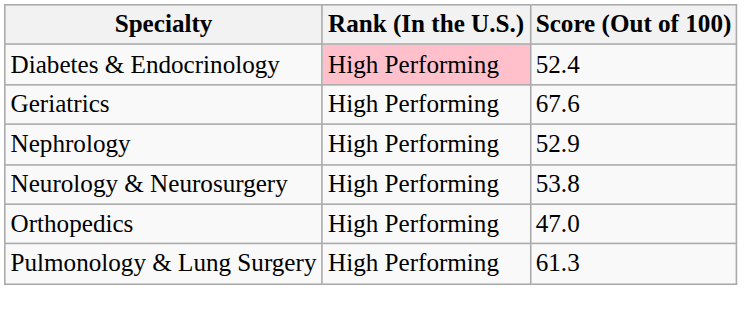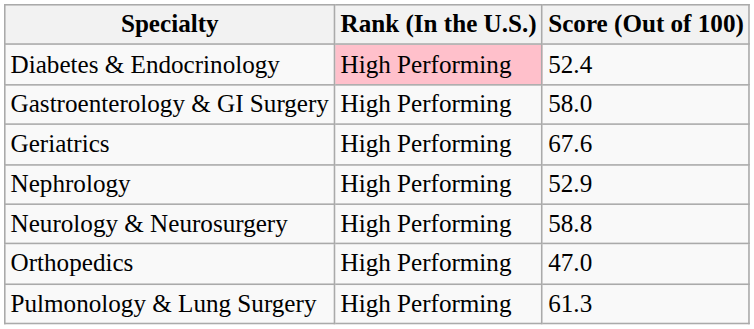+ row: (170, 104)
(558, 183) 53.8 -> (570, 223) 58.8
